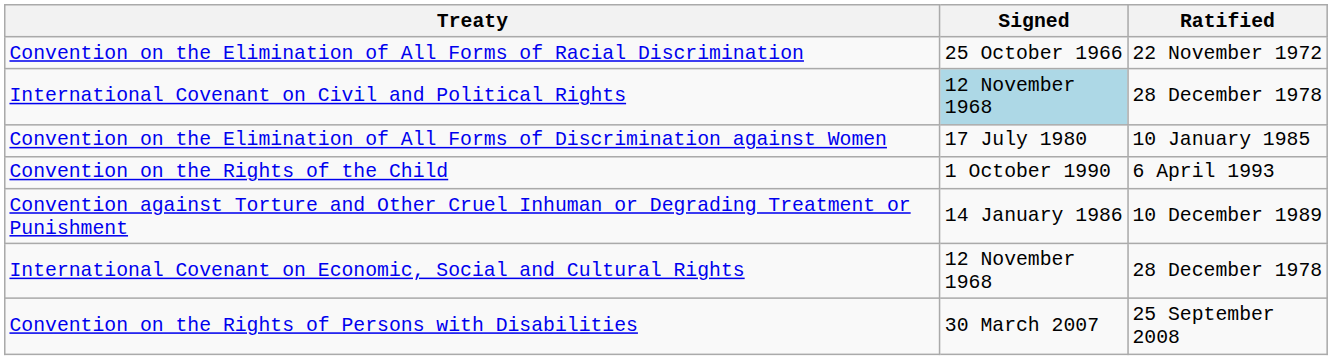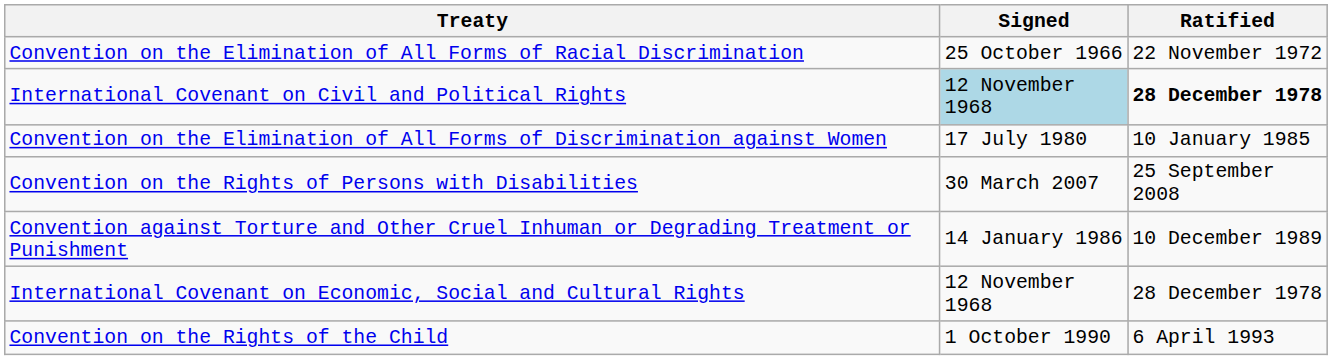(1227, 97) normal -> (1227, 97) bold
rows swapped: (229, 172) <-> (324, 326)
